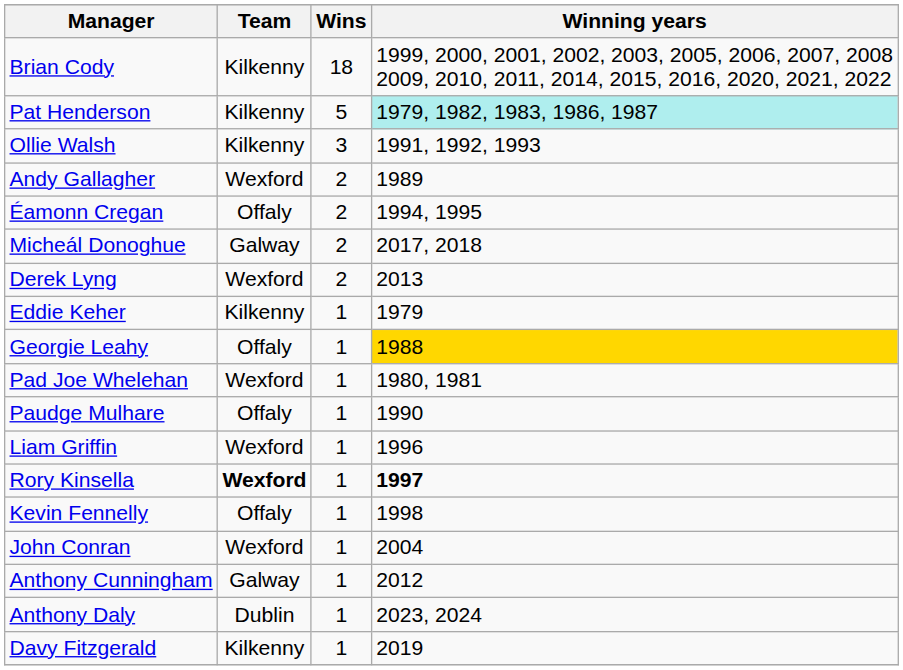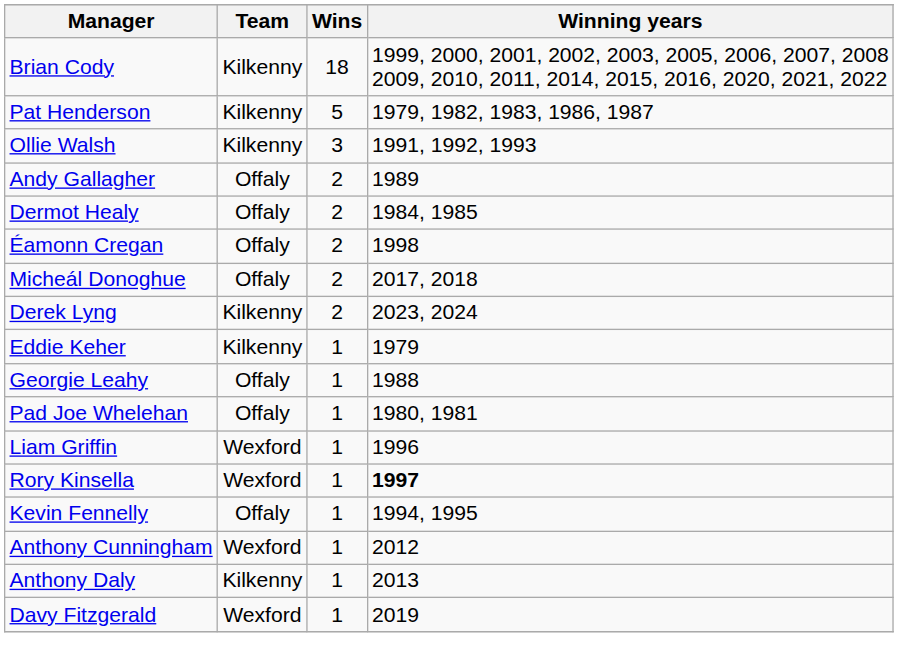(517, 111) paleturquoise background -> (513, 111) no background
(264, 178) Wexford -> (262, 178) Offaly
+ row: (74, 212)
(429, 212) 1994, 1995 -> (395, 245) 1998
(264, 245) Galway -> (262, 279) Offaly
(264, 279) Wexford -> (262, 312) Kilkenny
(400, 279) 2013 -> (425, 312) 2023, 2024
(400, 346) gold background -> (395, 379) no background
(264, 379) Wexford -> (262, 413) Offaly
- row: (87, 413)
(264, 480) bold -> (262, 480) normal
(400, 513) 1998 -> (425, 513) 1994, 1995
- row: (70, 547)
(264, 580) Galway -> (262, 547) Wexford
(264, 614) Dublin -> (262, 580) Kilkenny
(429, 614) 2023, 2024 -> (395, 580) 2013
(264, 647) Kilkenny -> (262, 614) Wexford
